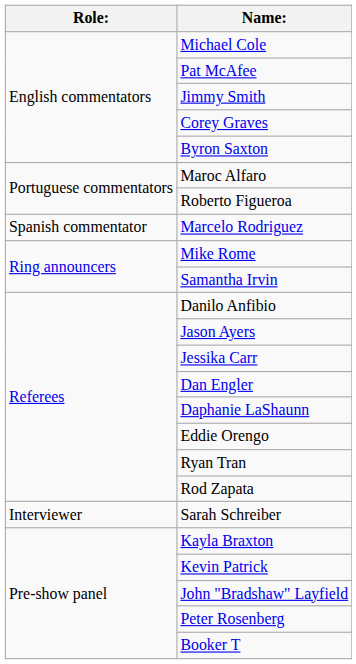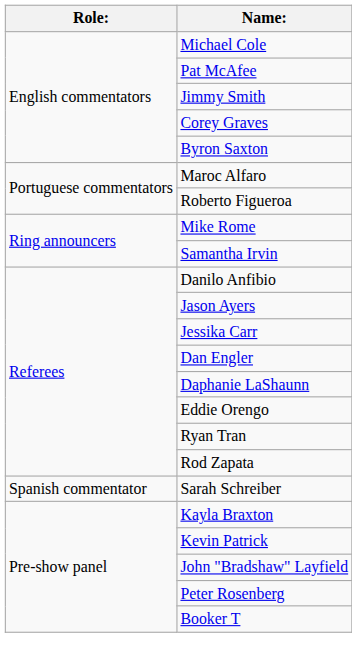- row: (242, 227)
(46, 514) Interviewer -> (78, 488) Spanish commentator
